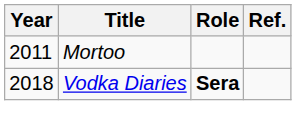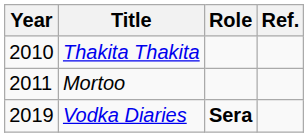+ row: (131, 52)
(31, 83) 2018 -> (31, 115) 2019
